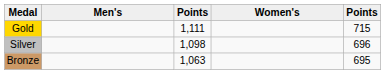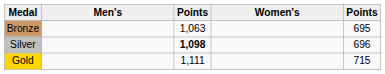rows swapped: (23, 28) <-> (23, 61)
(193, 45) normal -> (193, 45) bold
